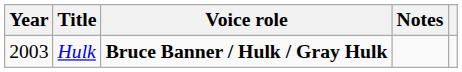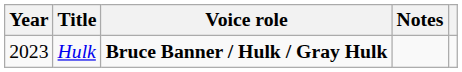(29, 51) 2003 -> (29, 51) 2023
